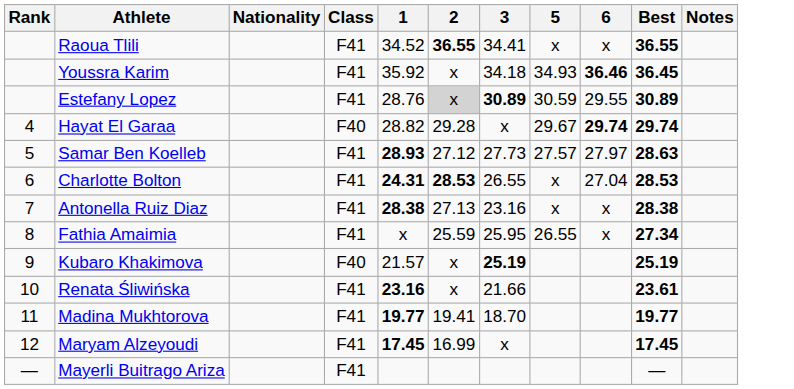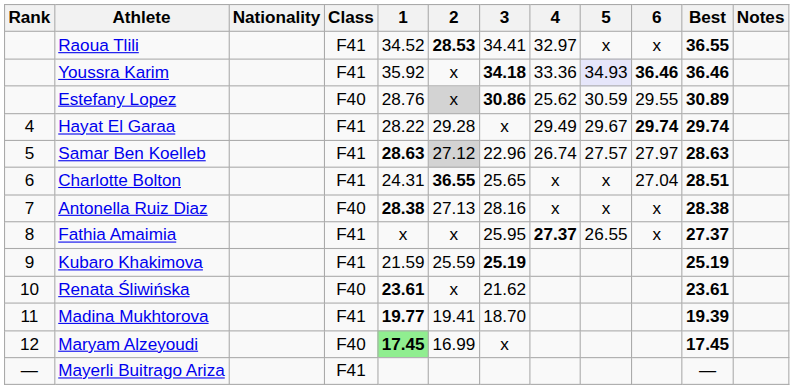+ column: (555, 18)
(454, 45) 36.55 -> (454, 45) 28.53
(505, 72) normal -> (505, 72) bold
(555, 72) no background -> (606, 72) lavender background
(657, 72) 36.45 -> (708, 72) 36.46
(351, 99) F41 -> (351, 99) F40
(505, 99) 30.89 -> (505, 99) 30.86
(351, 126) F40 -> (351, 126) F41
(403, 126) 28.82 -> (403, 126) 28.22
(403, 153) 28.93 -> (403, 153) 28.63
(454, 153) no background -> (454, 153) lightgrey background
(505, 153) 27.73 -> (505, 153) 22.96
(403, 180) bold -> (403, 180) normal
(454, 180) 28.53 -> (454, 180) 36.55
(505, 180) 26.55 -> (505, 180) 25.65
(657, 180) 28.53 -> (708, 180) 28.51
(351, 208) F41 -> (351, 208) F40
(505, 208) 23.16 -> (505, 208) 28.16
(454, 235) 25.59 -> (454, 235) x
(657, 235) 27.34 -> (708, 235) 27.37
(351, 262) F40 -> (351, 262) F41
(403, 262) 21.57 -> (403, 262) 21.59
(454, 262) x -> (454, 262) 25.59
(351, 289) F41 -> (351, 289) F40
(403, 289) 23.16 -> (403, 289) 23.61
(505, 289) 21.66 -> (505, 289) 21.62
(657, 316) 19.77 -> (708, 316) 19.39
(351, 343) F41 -> (351, 343) F40
(403, 343) no background -> (403, 343) lightgreen background
